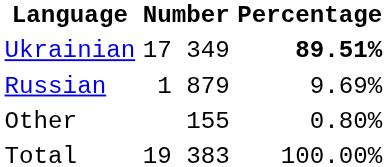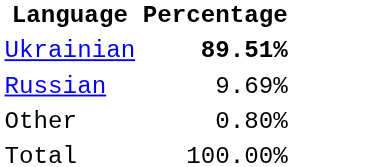- column: (186, 16)
